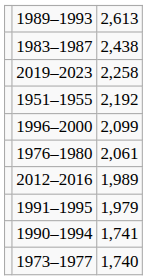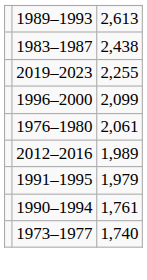(119, 72) 2,258 -> (119, 72) 2,255
- row: (54, 99)
(119, 234) 1,741 -> (119, 207) 1,761
